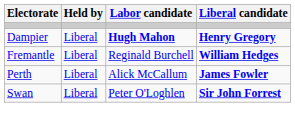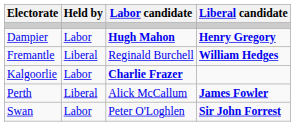(81, 37) Liberal -> (78, 37) Labor
+ row: (32, 74)
(81, 93) Liberal -> (78, 111) Labor
